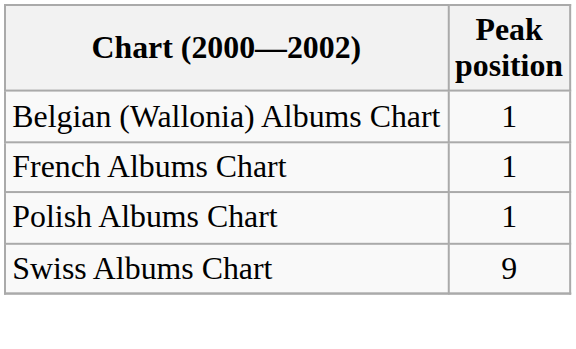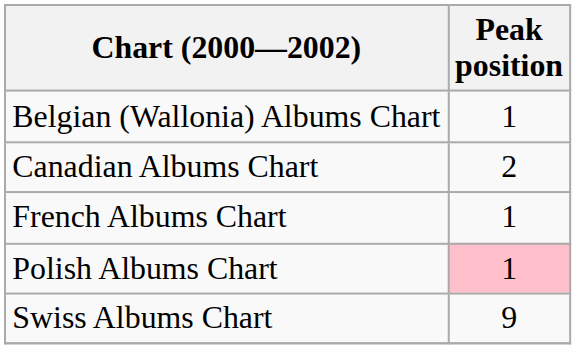+ row: (165, 166)
(509, 217) no background -> (509, 267) pink background
